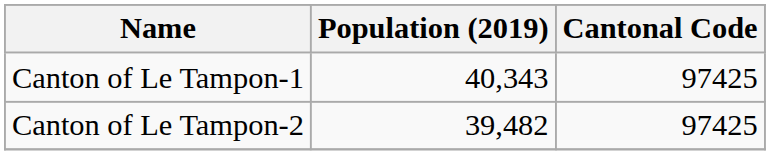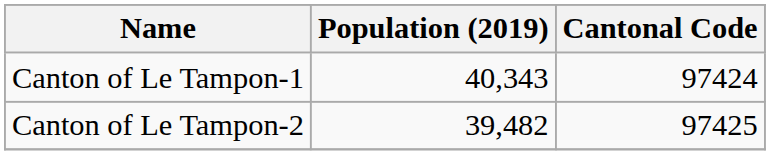(720, 76) 97425 -> (720, 76) 97424
